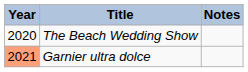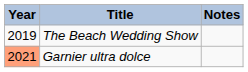(22, 35) 2020 -> (22, 35) 2019
